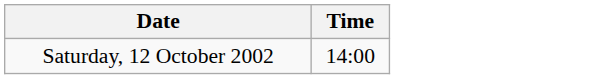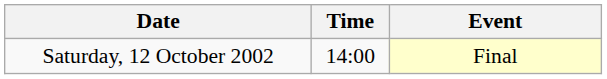+ column: (495, 21)
